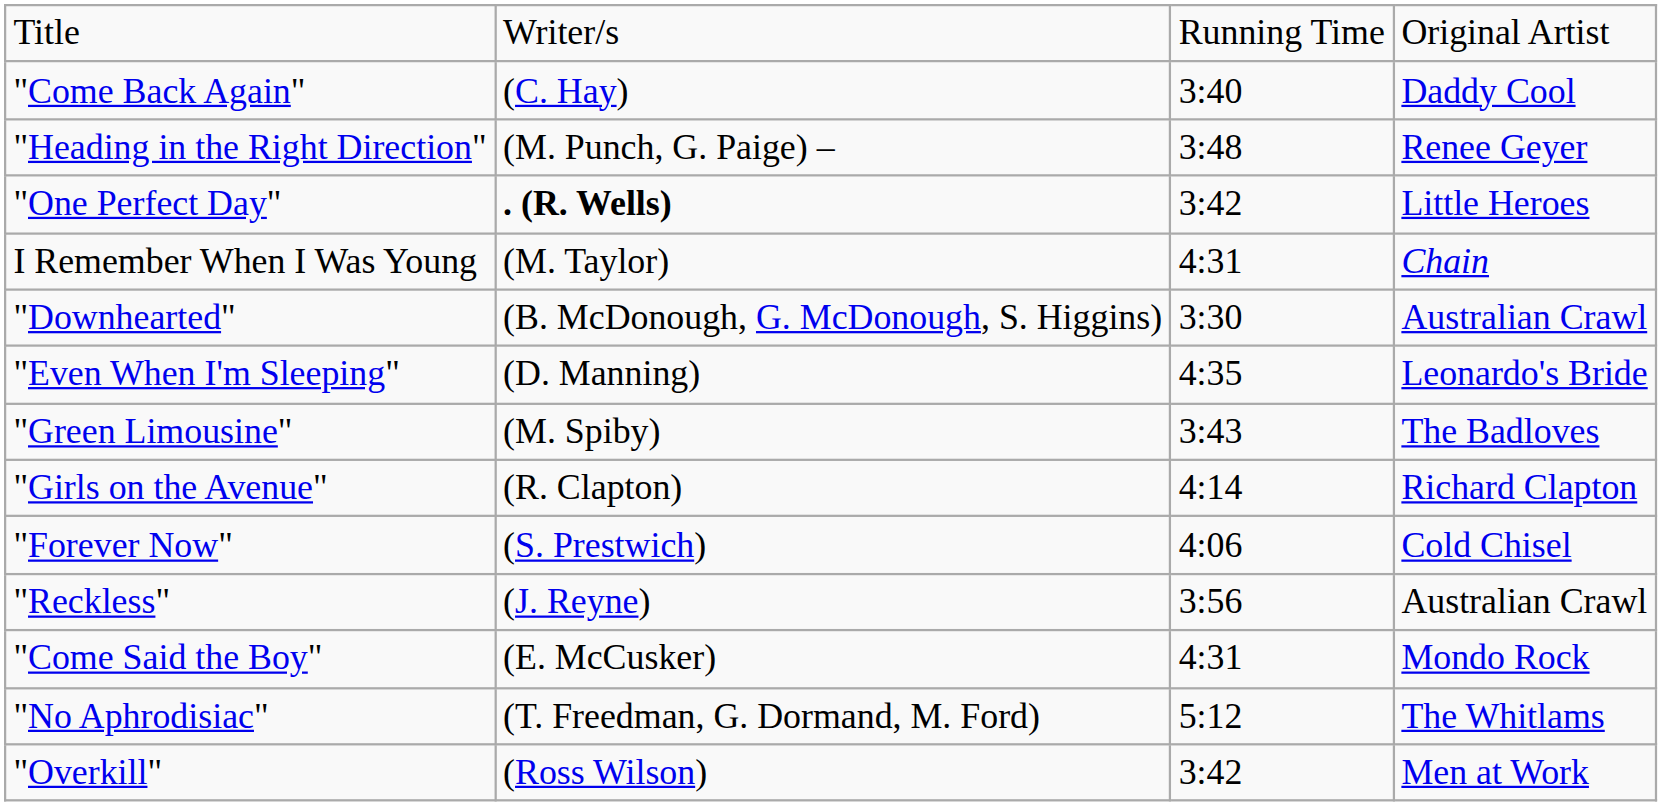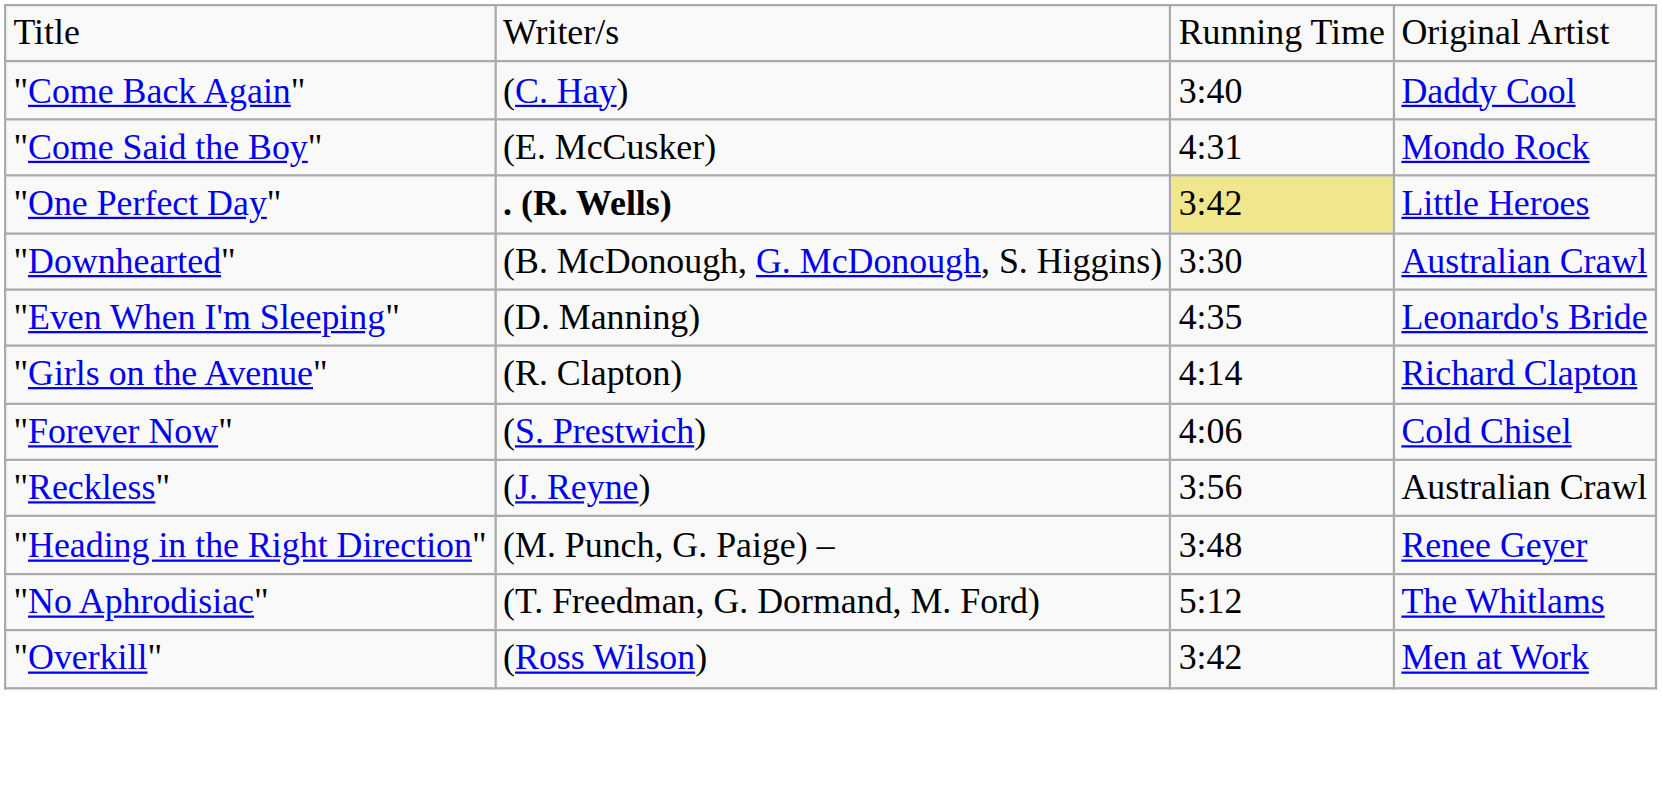rows swapped: (250, 146) <-> (168, 658)
(1211, 203) no background -> (1211, 203) khaki background
- row: (245, 260)
- row: (153, 430)
